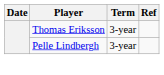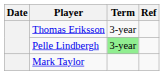(123, 45) no background -> (123, 45) lightgreen background
+ row: (58, 62)
